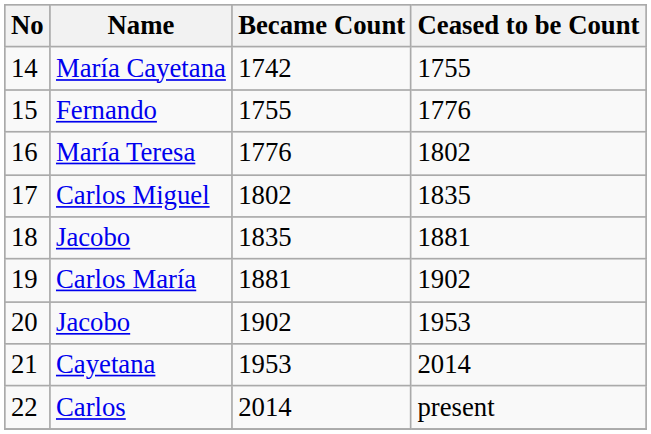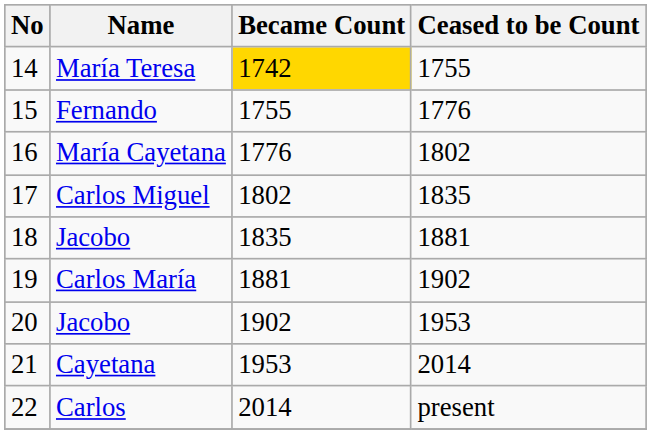(141, 68) María Cayetana -> (126, 68) María Teresa
(265, 68) no background -> (265, 68) gold background
(126, 152) María Teresa -> (141, 152) María Cayetana
